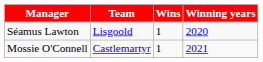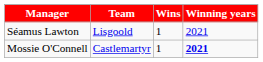(197, 31) 2020 -> (197, 31) 2021
(197, 48) normal -> (197, 48) bold
